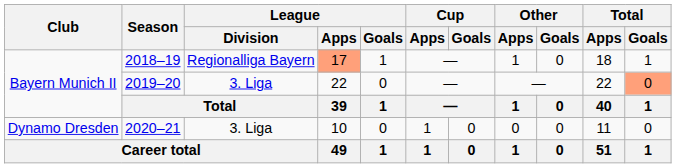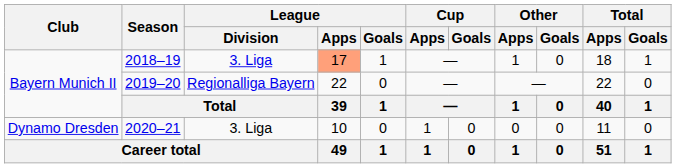(251, 60) Regionalliga Bayern -> (251, 60) 3. Liga
(251, 83) 3. Liga -> (251, 83) Regionalliga Bayern
(648, 83) lightsalmon background -> (648, 83) no background
